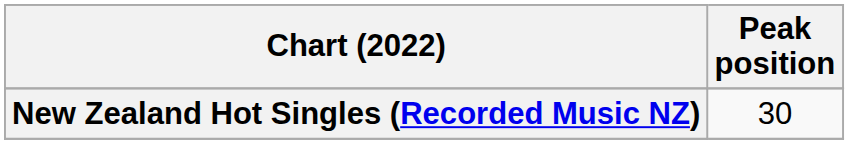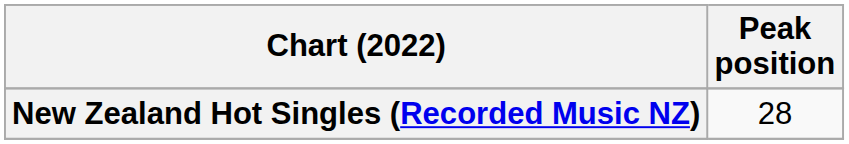(775, 113) 30 -> (775, 113) 28
